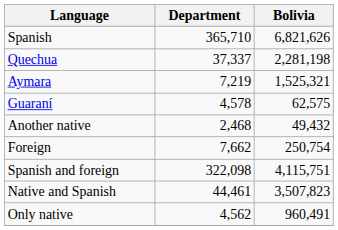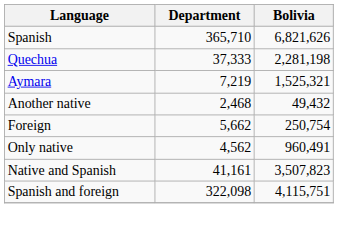(232, 59) 37,337 -> (232, 59) 37,333
- row: (30, 103)
(235, 147) 7,662 -> (235, 125) 5,662
rows swapped: (40, 214) <-> (63, 170)
(232, 192) 44,461 -> (232, 170) 41,161
